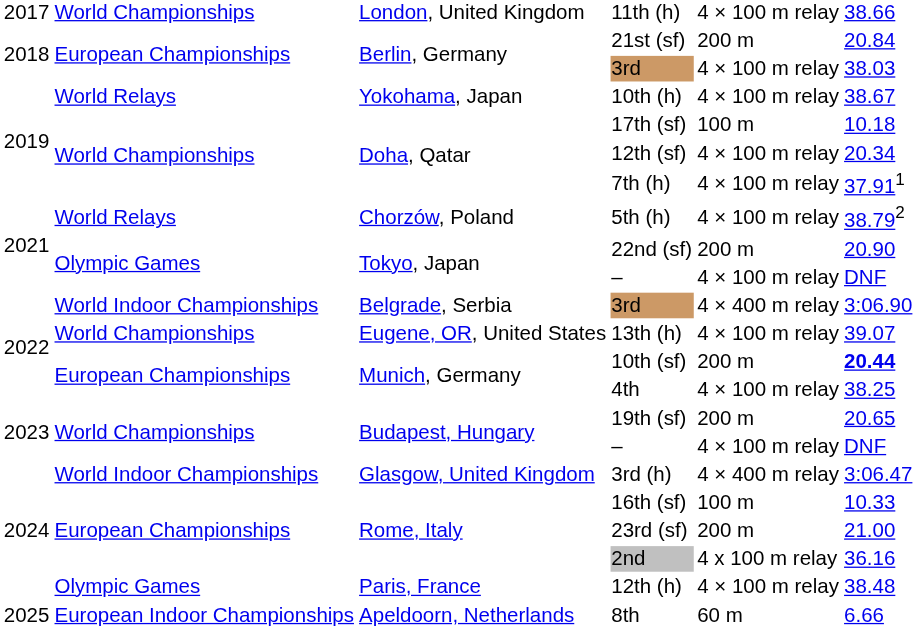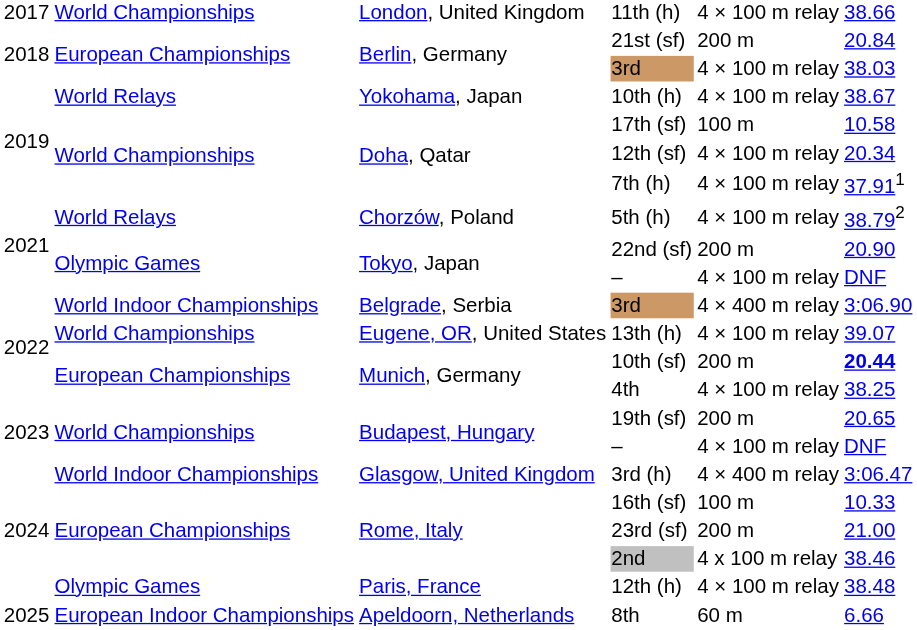(870, 124) 10.18 -> (870, 124) 10.58
(870, 558) 36.16 -> (870, 558) 38.46
